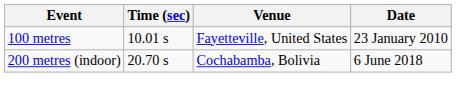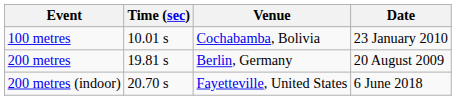(272, 38) Fayetteville, United States -> (258, 38) Cochabamba, Bolivia
+ row: (39, 60)
(258, 60) Cochabamba, Bolivia -> (272, 83) Fayetteville, United States
